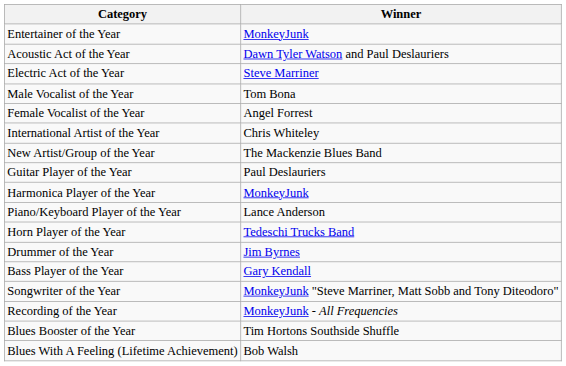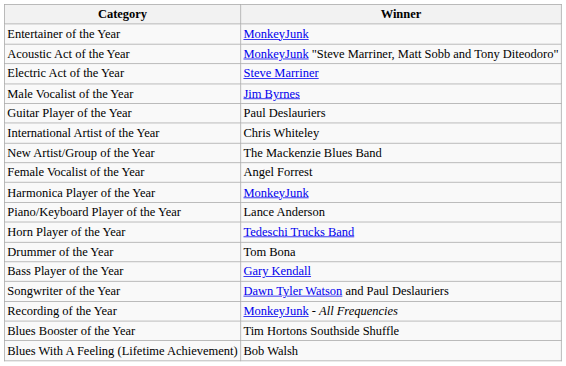(346, 53) Dawn Tyler Watson and Paul Deslauriers -> (401, 53) MonkeyJunk "Steve Marriner, Matt Sobb and Tony Diteodoro"
(270, 93) Tom Bona -> (272, 93) Jim Byrnes
rows swapped: (76, 113) <-> (69, 172)
(272, 251) Jim Byrnes -> (270, 251) Tom Bona
(401, 291) MonkeyJunk "Steve Marriner, Matt Sobb and Tony Diteodoro" -> (346, 291) Dawn Tyler Watson and Paul Deslauriers
